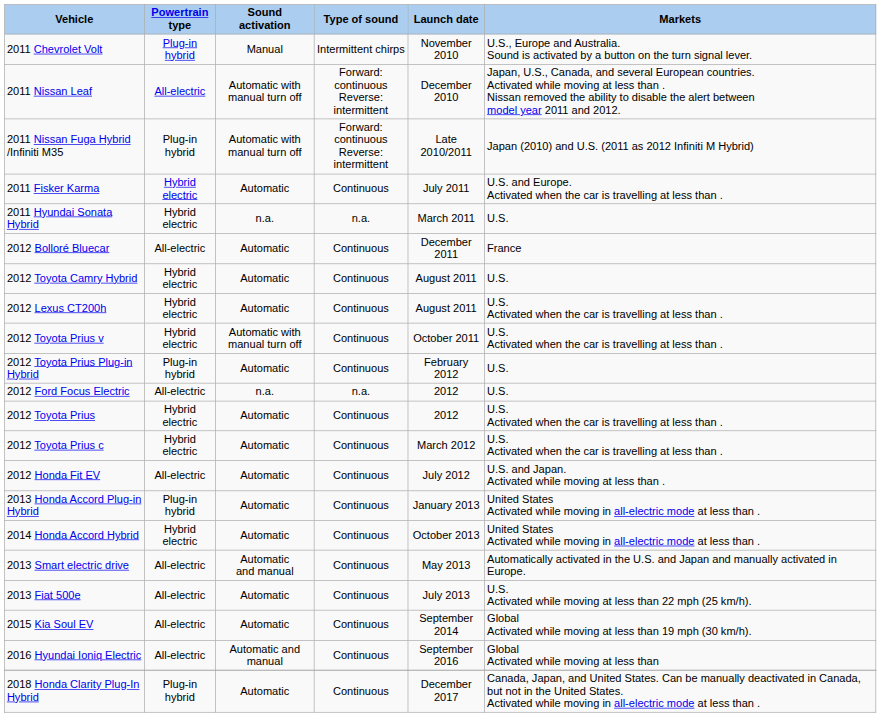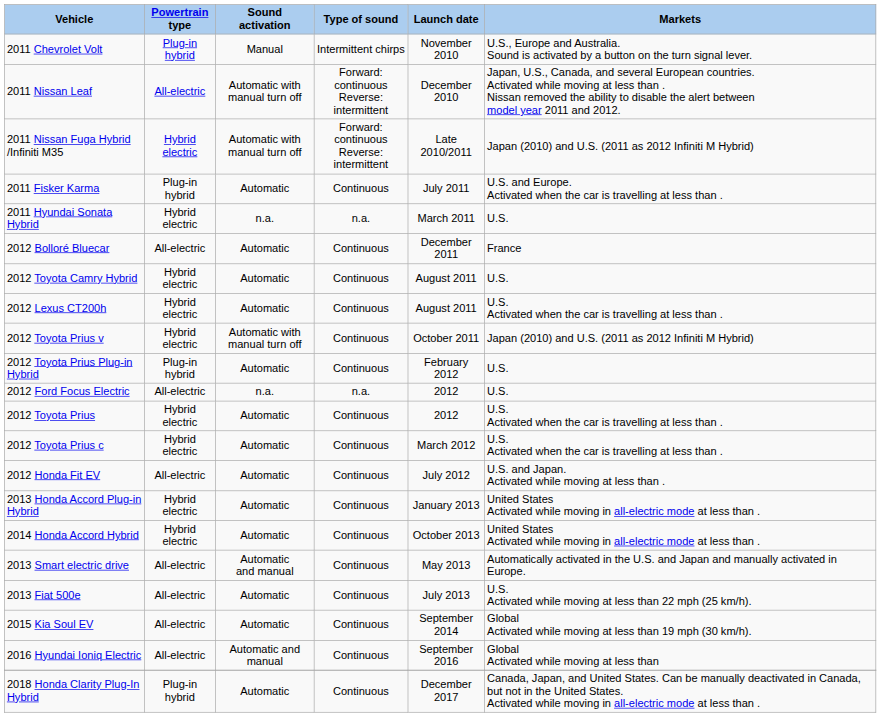(180, 146) Plug-in hybrid -> (180, 146) Hybrid electric
(180, 188) Hybrid electric -> (180, 188) Plug-in hybrid
(605, 338) U.S. Activated when the car is travelling at less than . -> (620, 338) Japan (2010) and U.S. (2011 as 2012 Infiniti M Hybrid)
(180, 505) Plug-in hybrid -> (180, 505) Hybrid electric
